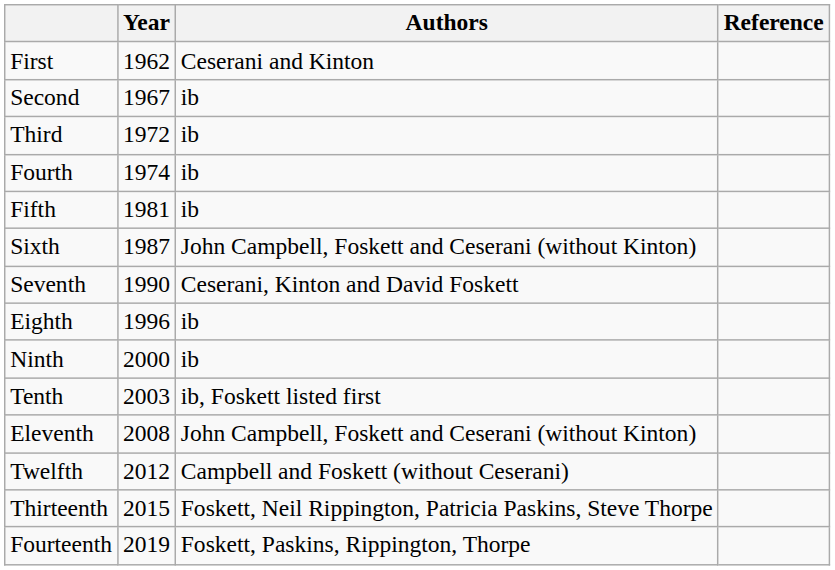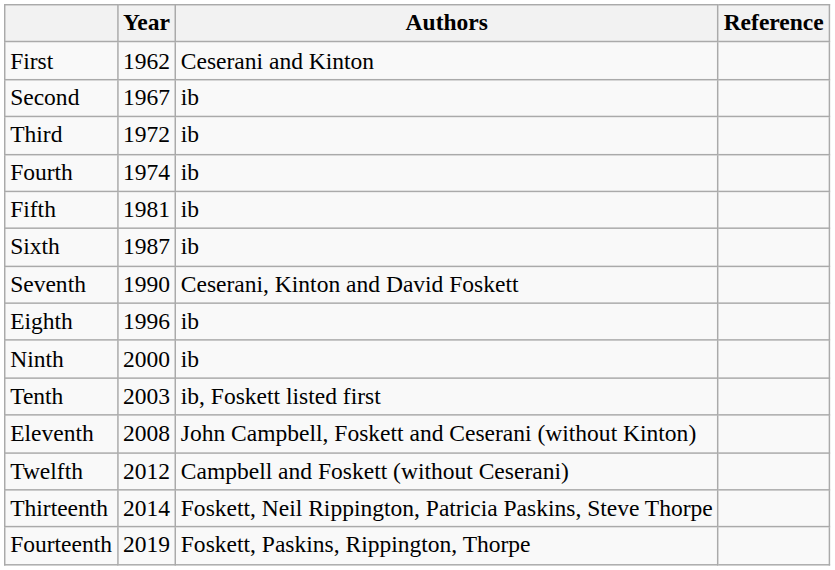(438, 246) John Campbell, Foskett and Ceserani (without Kinton) -> (190, 246) ib
(146, 508) 2015 -> (146, 508) 2014
